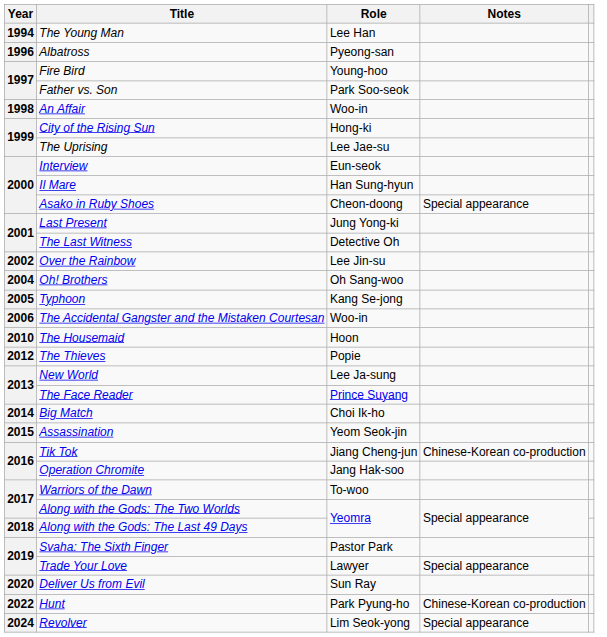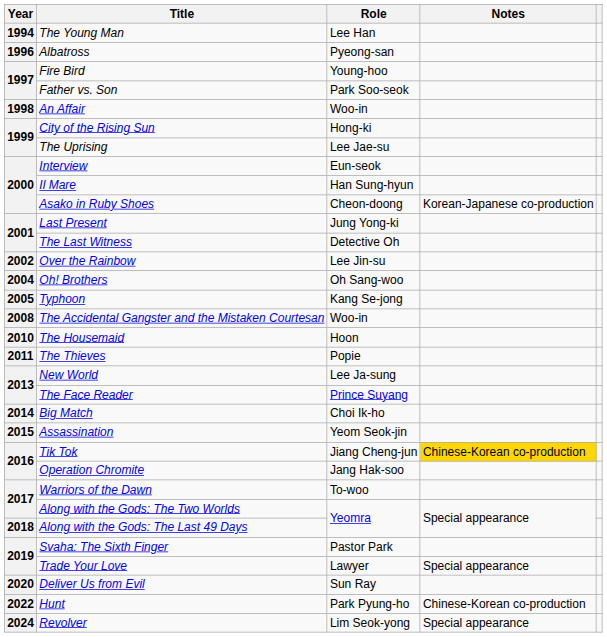(476, 204) Special appearance -> (508, 204) Korean-Japanese co-production
(20, 318) 2006 -> (20, 318) 2008
(20, 356) 2012 -> (20, 356) 2011
(504, 451) no background -> (504, 451) gold background
